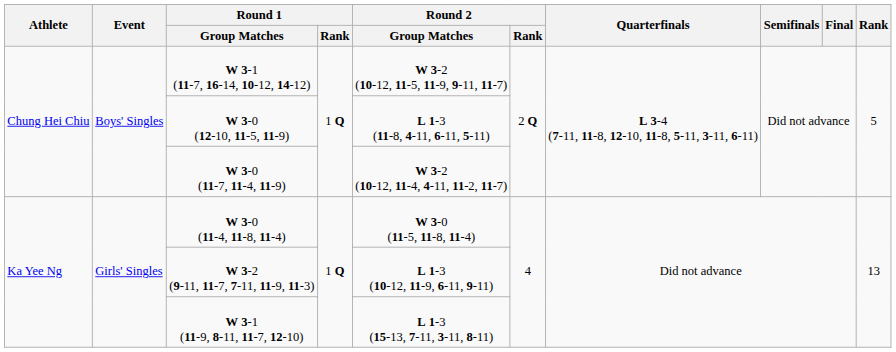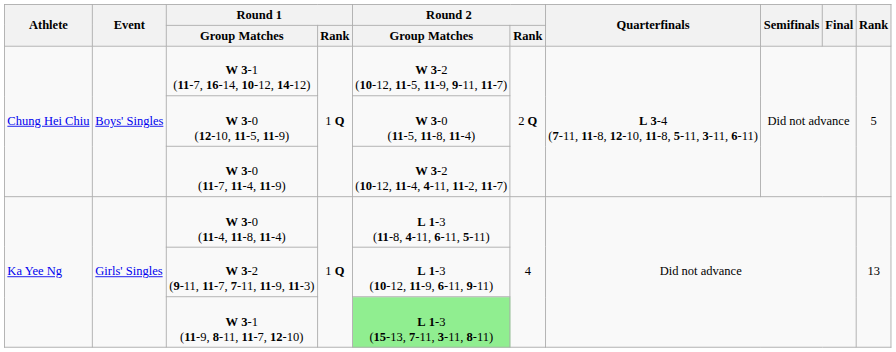(431, 128) L 1-3 (11-8, 4-11, 6-11, 5-11) -> (431, 128) W 3-0 (11-5, 11-8, 11-4)
(431, 229) W 3-0 (11-5, 11-8, 11-4) -> (431, 229) L 1-3 (11-8, 4-11, 6-11, 5-11)
(431, 329) no background -> (431, 329) lightgreen background
